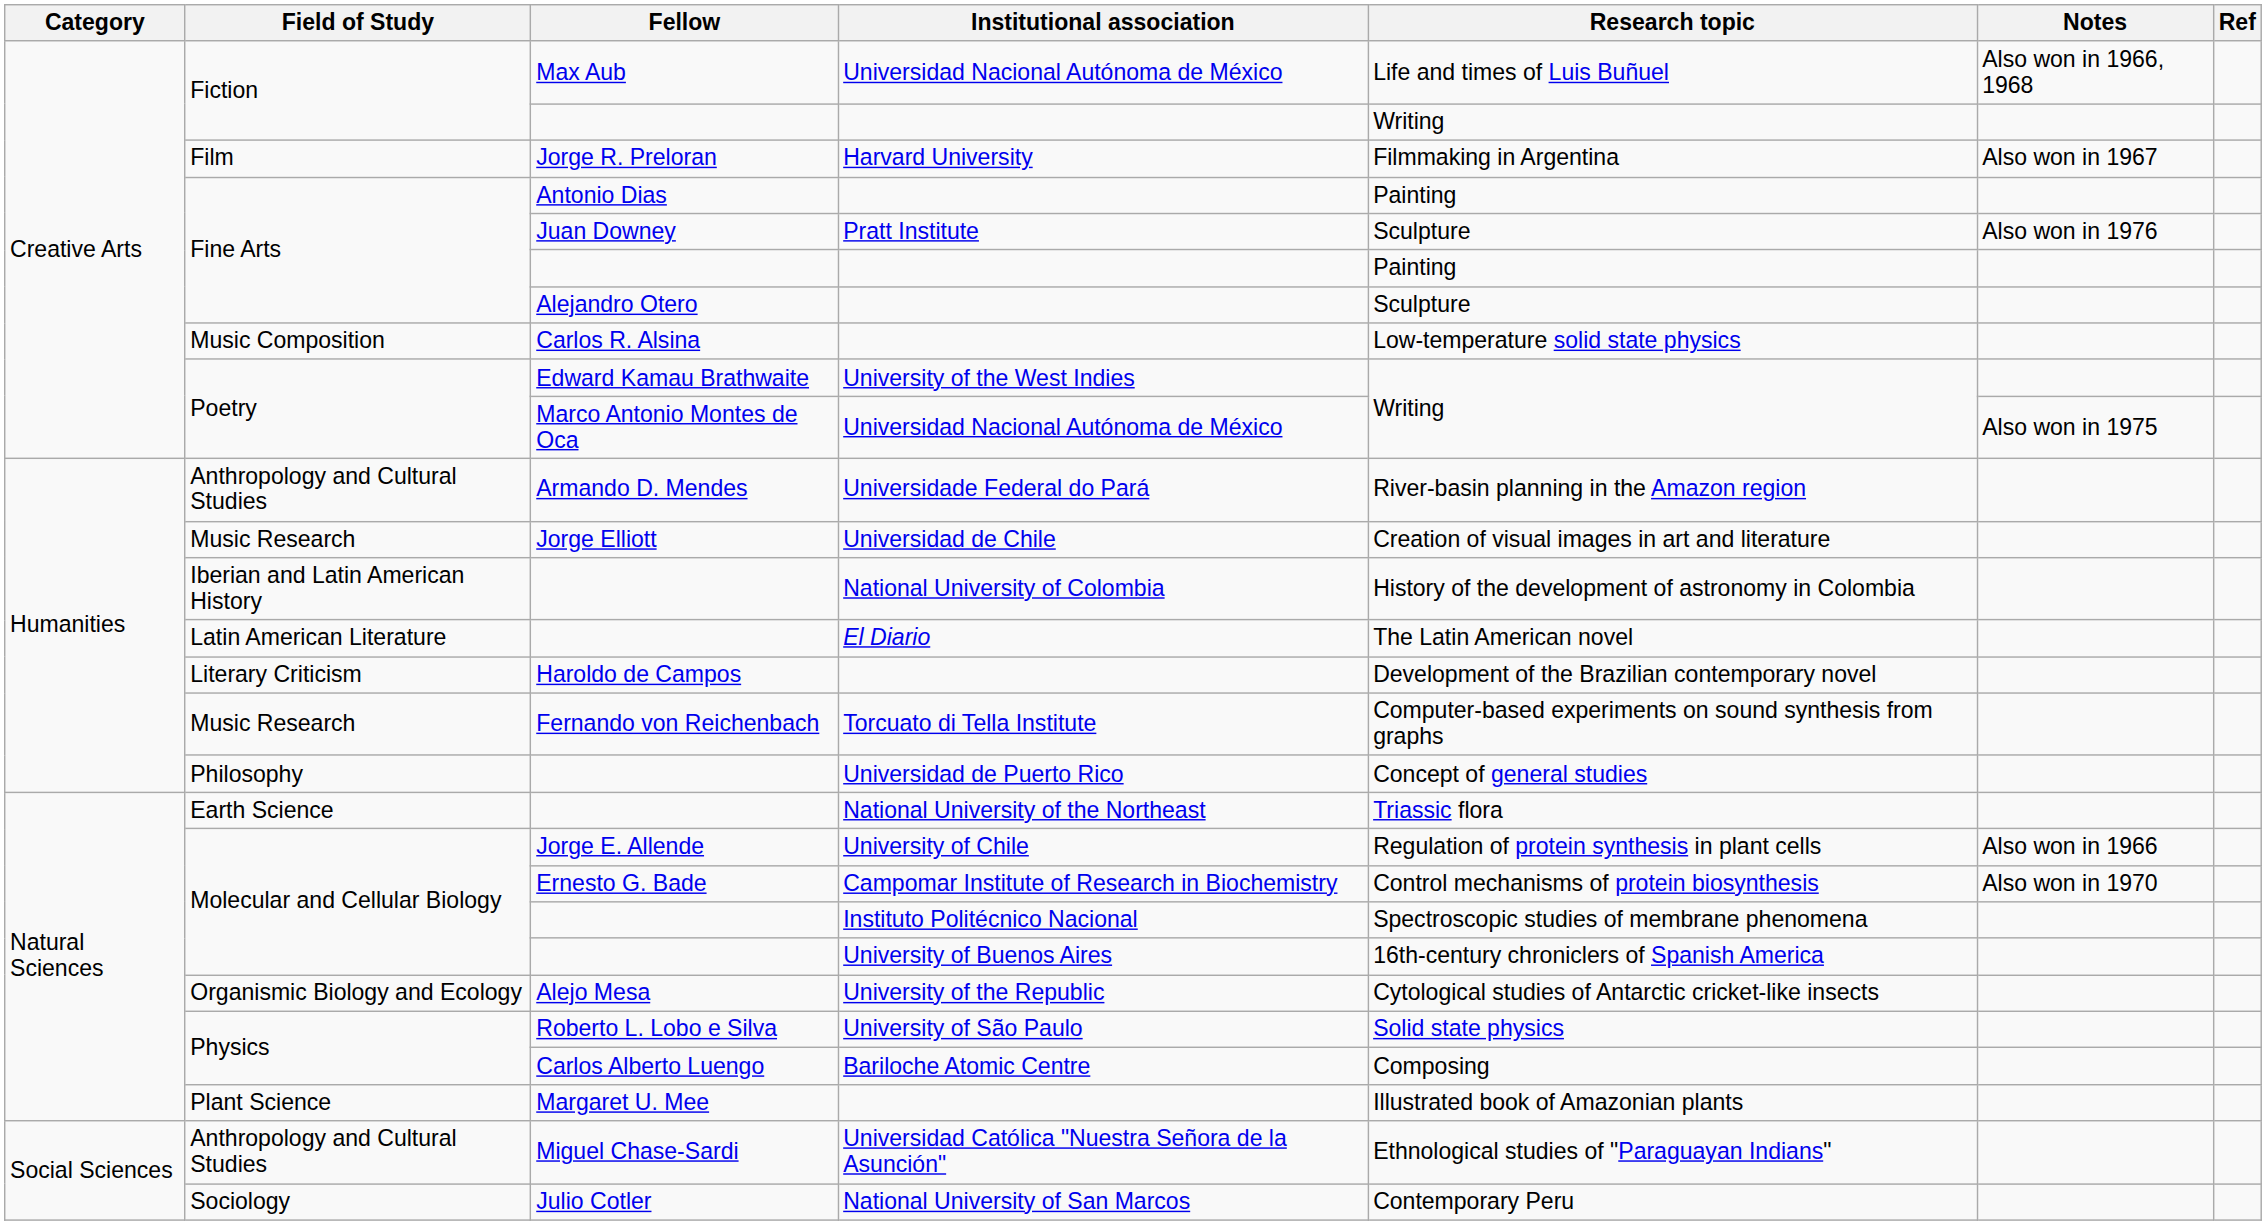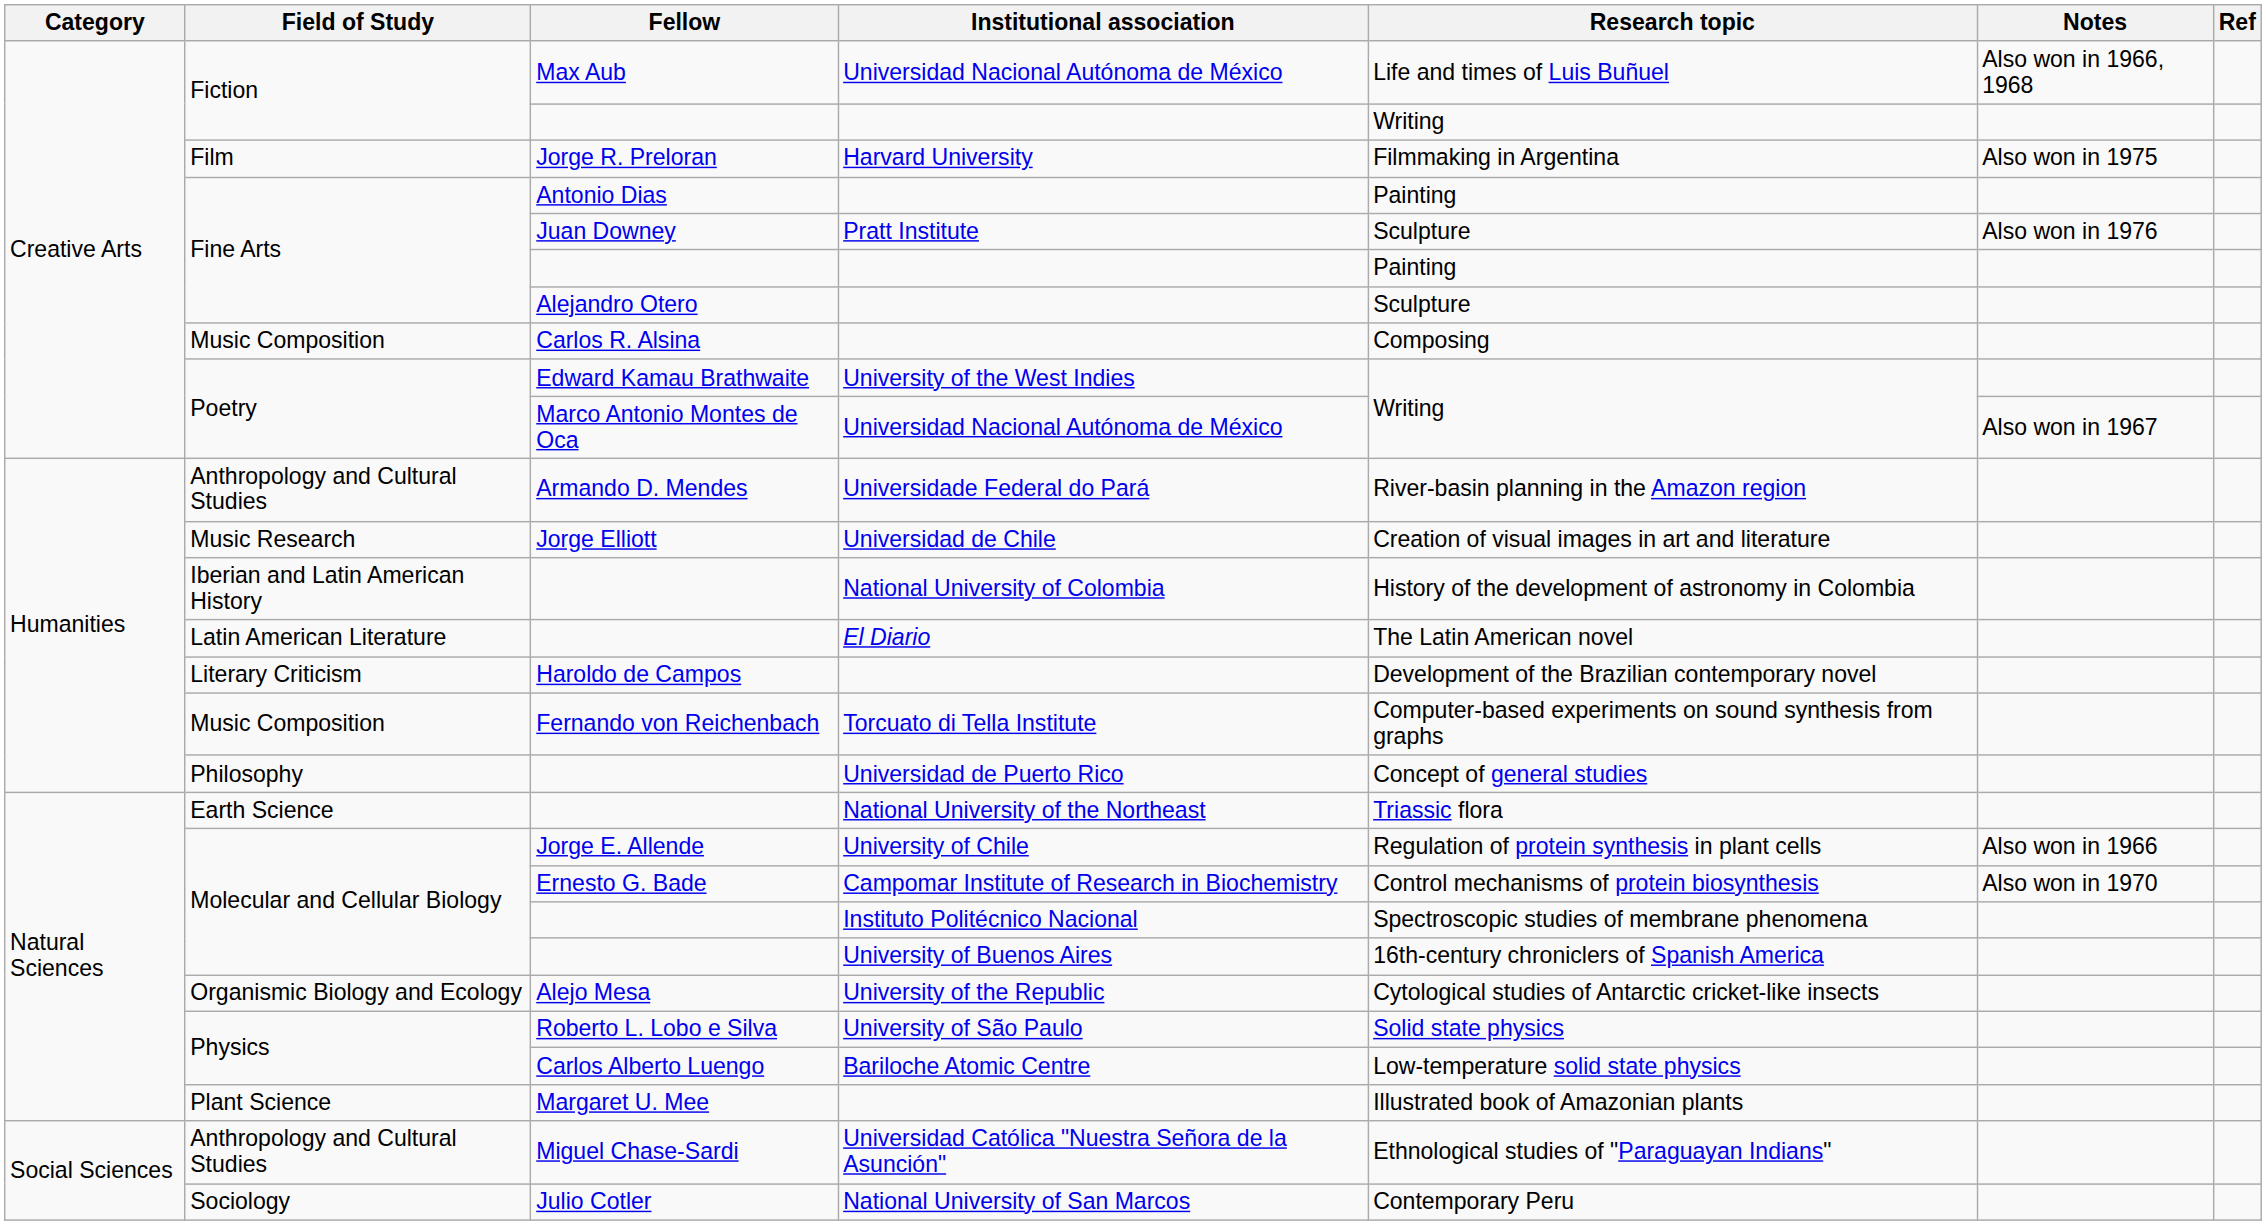(2070, 158) Also won in 1967 -> (2070, 158) Also won in 1975
(1557, 341) Low-temperature solid state physics -> (1431, 341) Composing
(2070, 427) Also won in 1975 -> (2070, 427) Also won in 1967
(273, 724) Music Research -> (288, 724) Music Composition
(1431, 1065) Composing -> (1557, 1065) Low-temperature solid state physics
